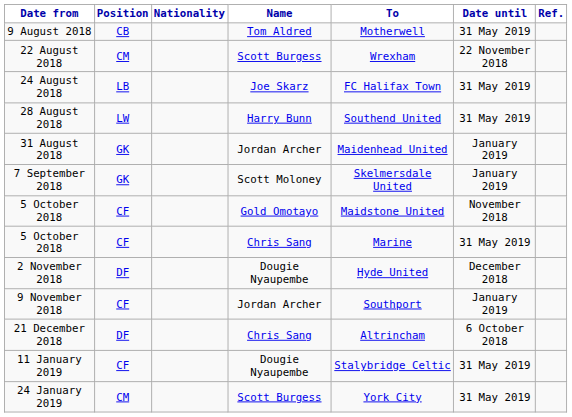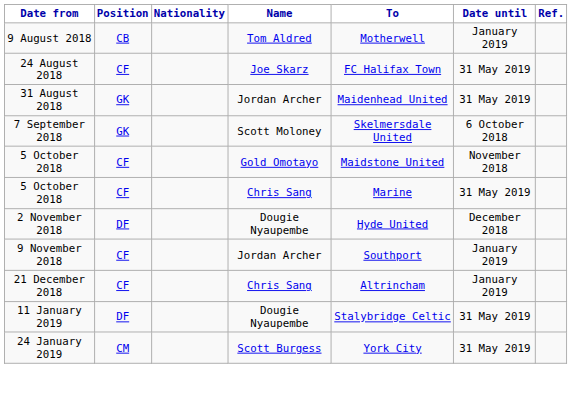(495, 31) 31 May 2019 -> (495, 38) January 2019
- row: (49, 56)
(123, 87) LB -> (123, 69) CF
- row: (49, 118)
(495, 149) January 2019 -> (495, 100) 31 May 2019
(495, 180) January 2019 -> (495, 131) 6 October 2018
(123, 334) DF -> (123, 285) CF
(495, 334) 6 October 2018 -> (495, 285) January 2019
(123, 365) CF -> (123, 316) DF
